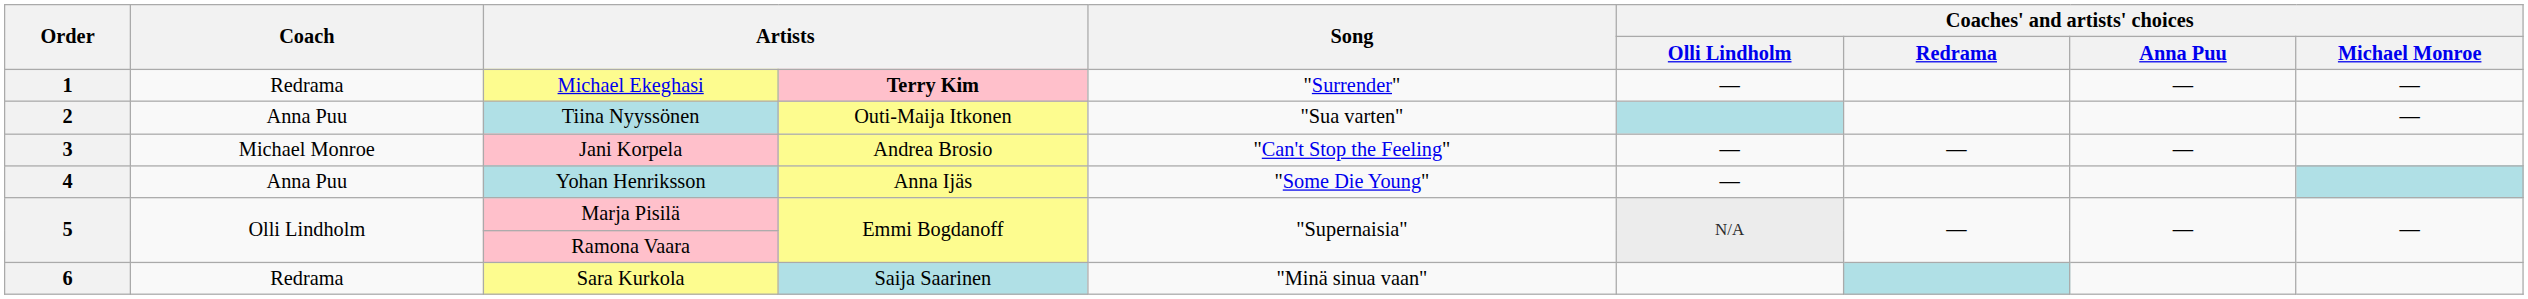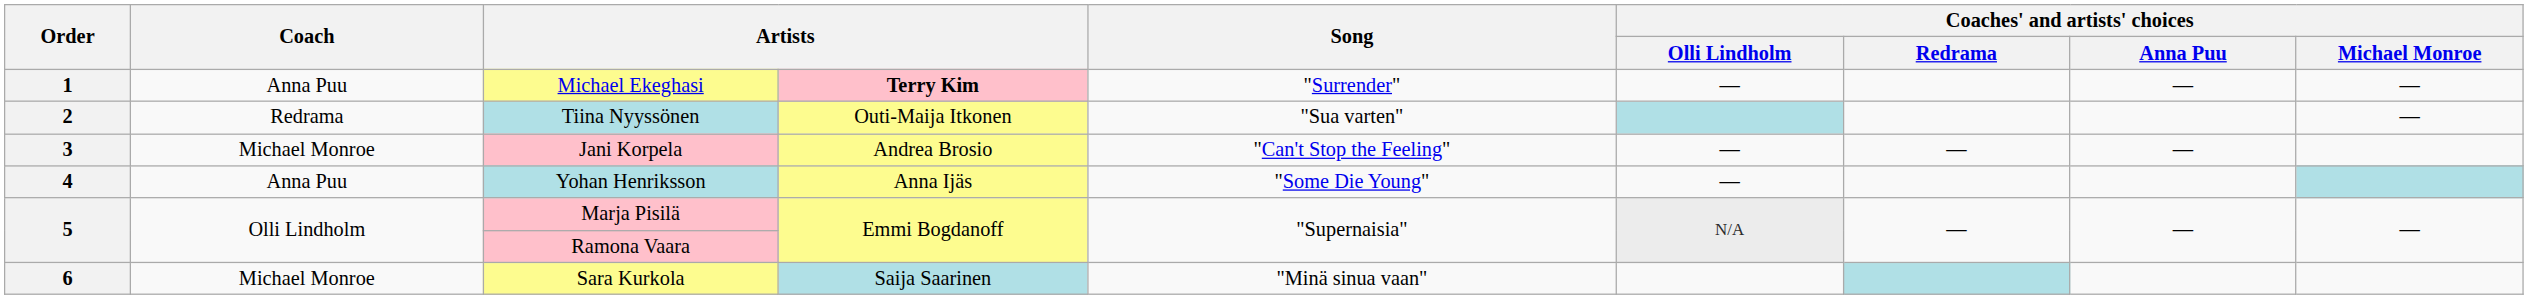(307, 85) Redrama -> (307, 85) Anna Puu
(307, 117) Anna Puu -> (307, 117) Redrama
(307, 278) Redrama -> (307, 278) Michael Monroe
